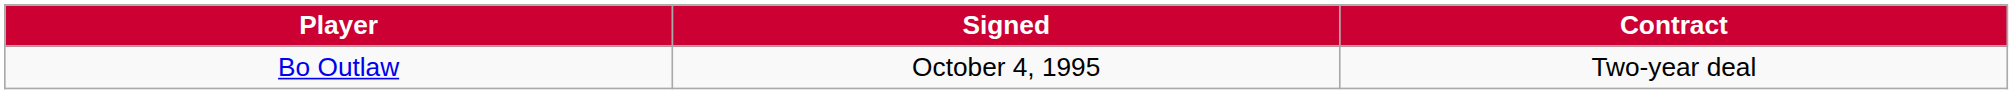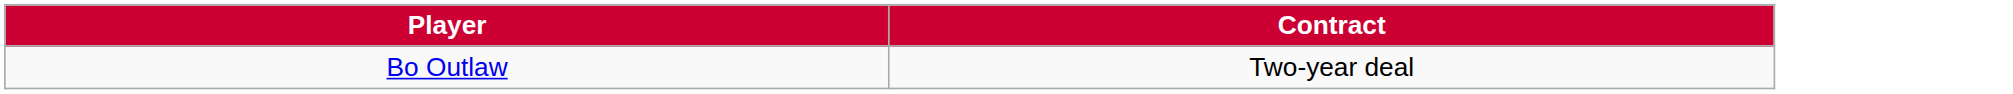- column: (1006, 25)
